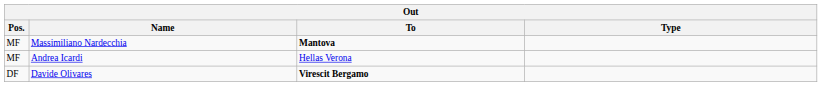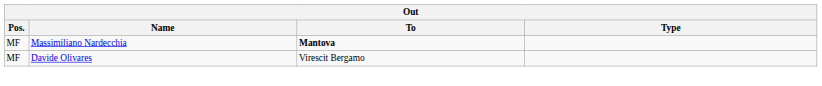- row: (57, 58)
(13, 74) DF -> (13, 58) MF
(334, 74) bold -> (332, 58) normal
